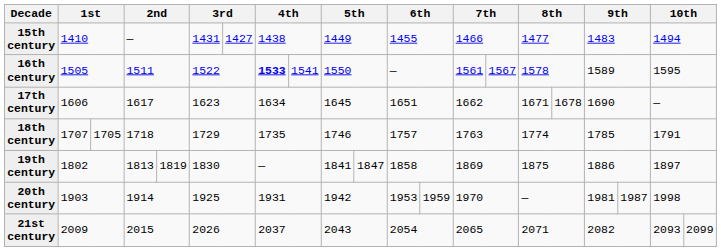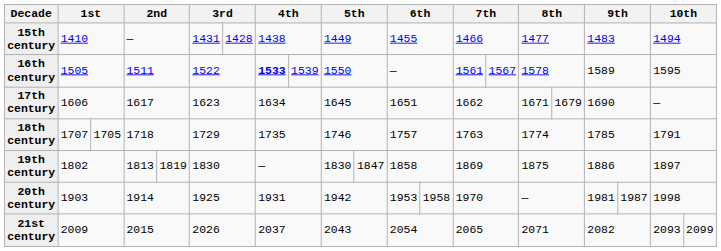(239, 39) 1427 -> (239, 39) 1428
(305, 71) 1541 -> (305, 71) 1539
(568, 103) 1678 -> (568, 103) 1679
(338, 166) 1841 -> (338, 166) 1830
(436, 198) 1959 -> (436, 198) 1958
